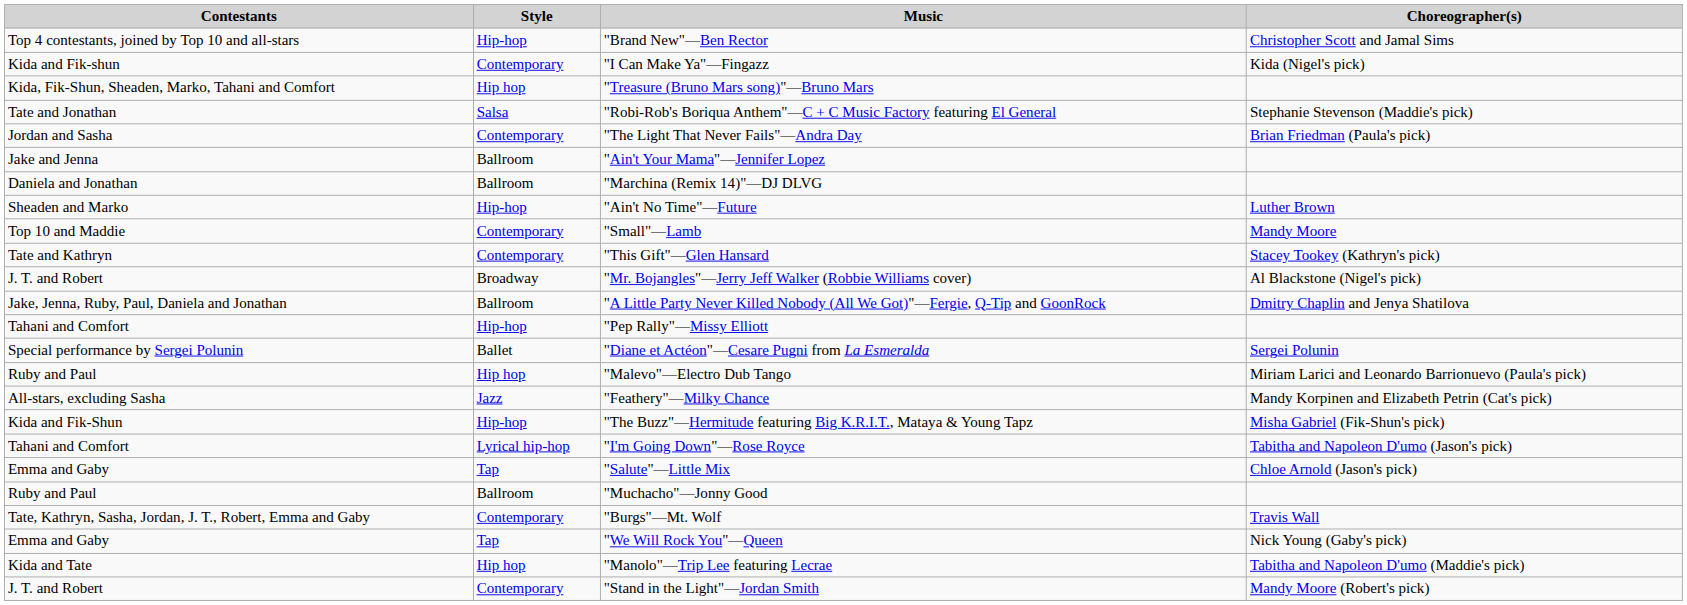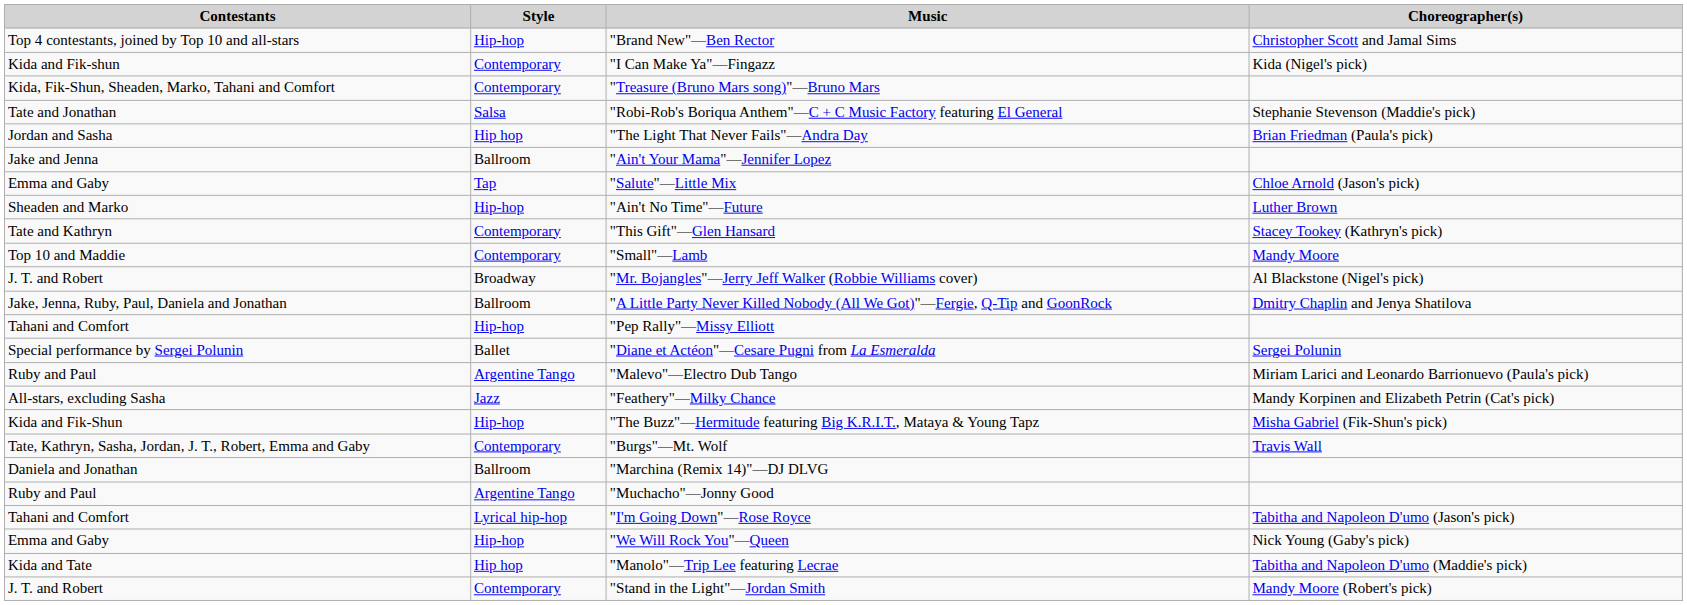(501, 87) Hip hop -> (517, 87) Contemporary
(520, 135) Contemporary -> (498, 135) Hip hop
rows swapped: (667, 469) <-> (713, 183)
rows swapped: (686, 254) <-> (652, 231)
(501, 374) Hip hop -> (524, 374) Argentine Tango
rows swapped: (662, 517) <-> (704, 445)
(505, 493) Ballroom -> (524, 493) Argentine Tango
(488, 541) Tap -> (499, 541) Hip-hop
